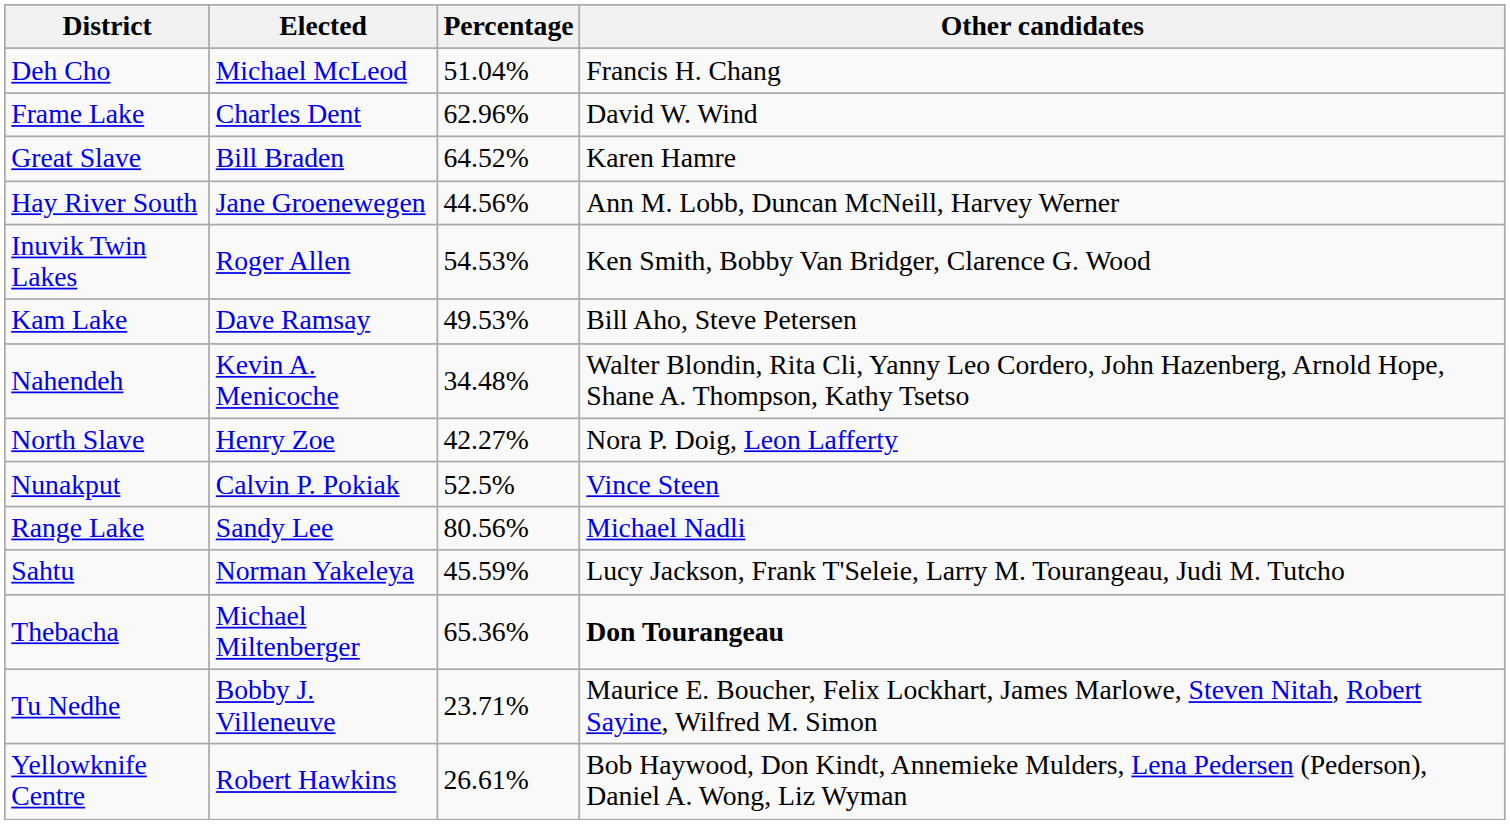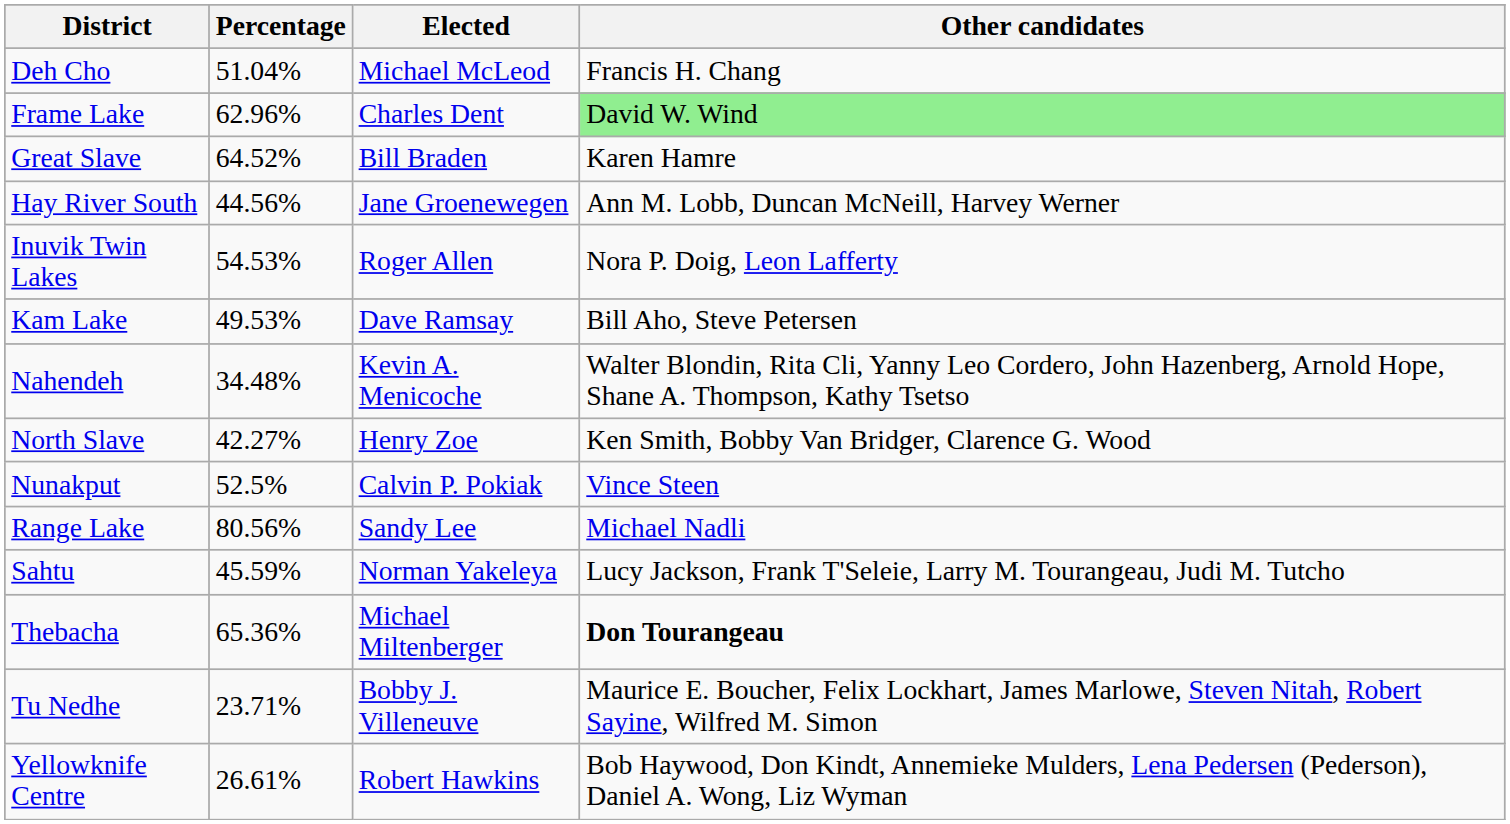columns swapped: (323, 26) <-> (508, 26)
(672, 114) no background -> (672, 114) lightgreen background
(869, 261) Ken Smith, Bobby Van Bridger, Clarence G. Wood -> (742, 261) Nora P. Doig, Leon Lafferty
(742, 439) Nora P. Doig, Leon Lafferty -> (869, 439) Ken Smith, Bobby Van Bridger, Clarence G. Wood
